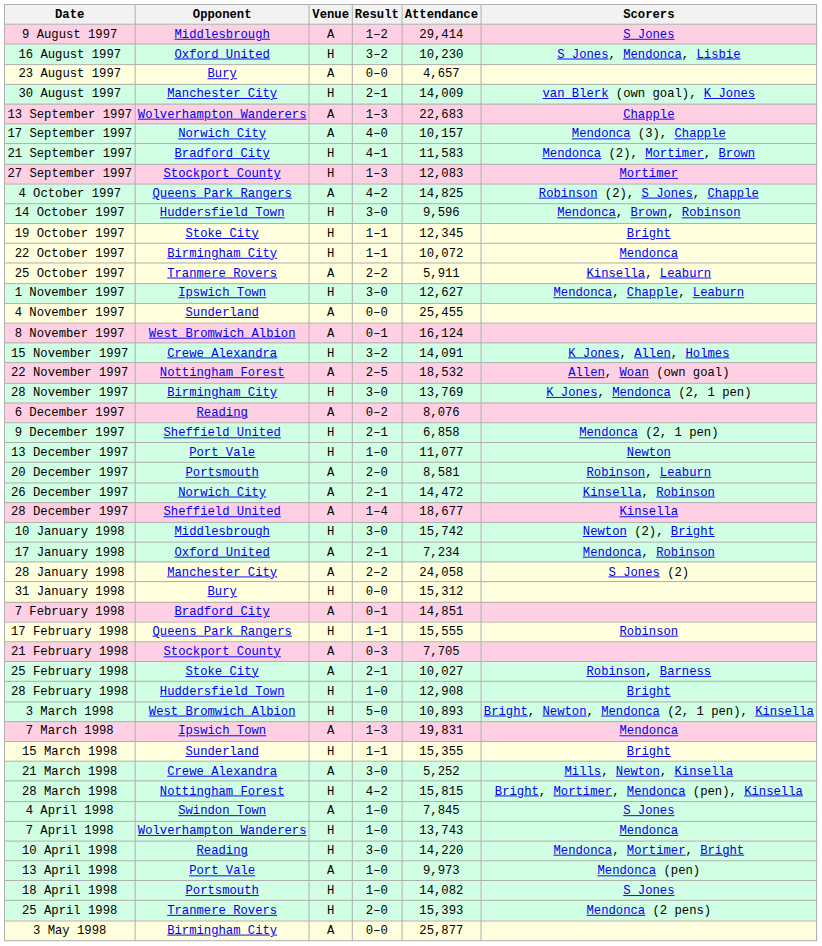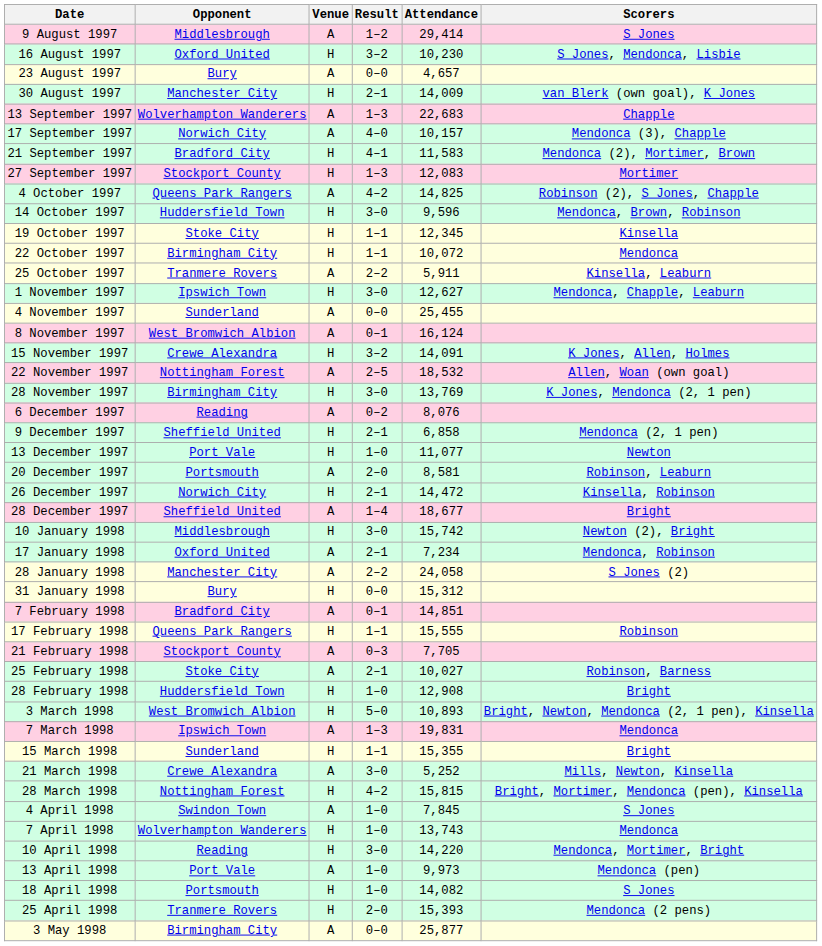(649, 234) Bright -> (649, 234) Kinsella
(331, 492) A -> (331, 492) H
(649, 512) Kinsella -> (649, 512) Bright
